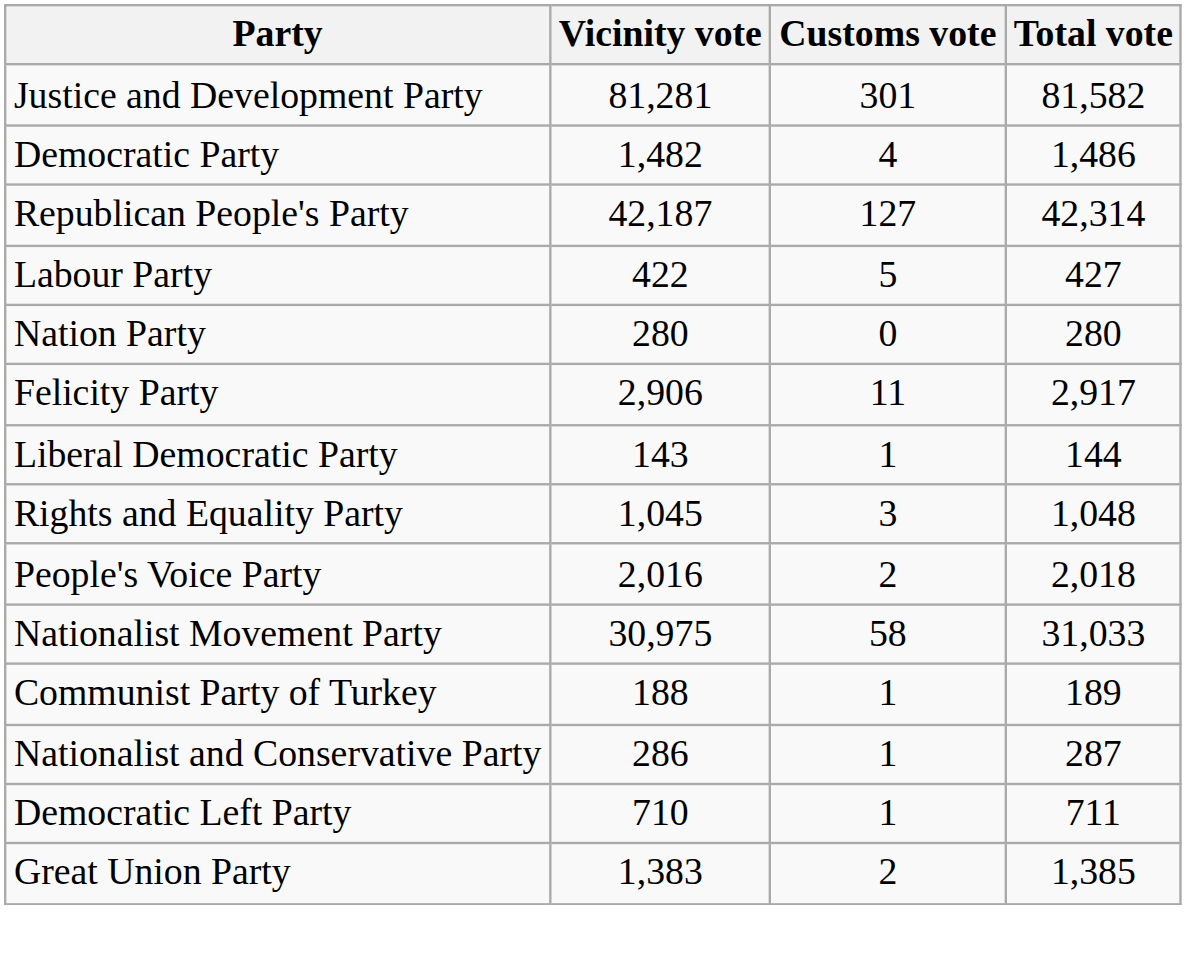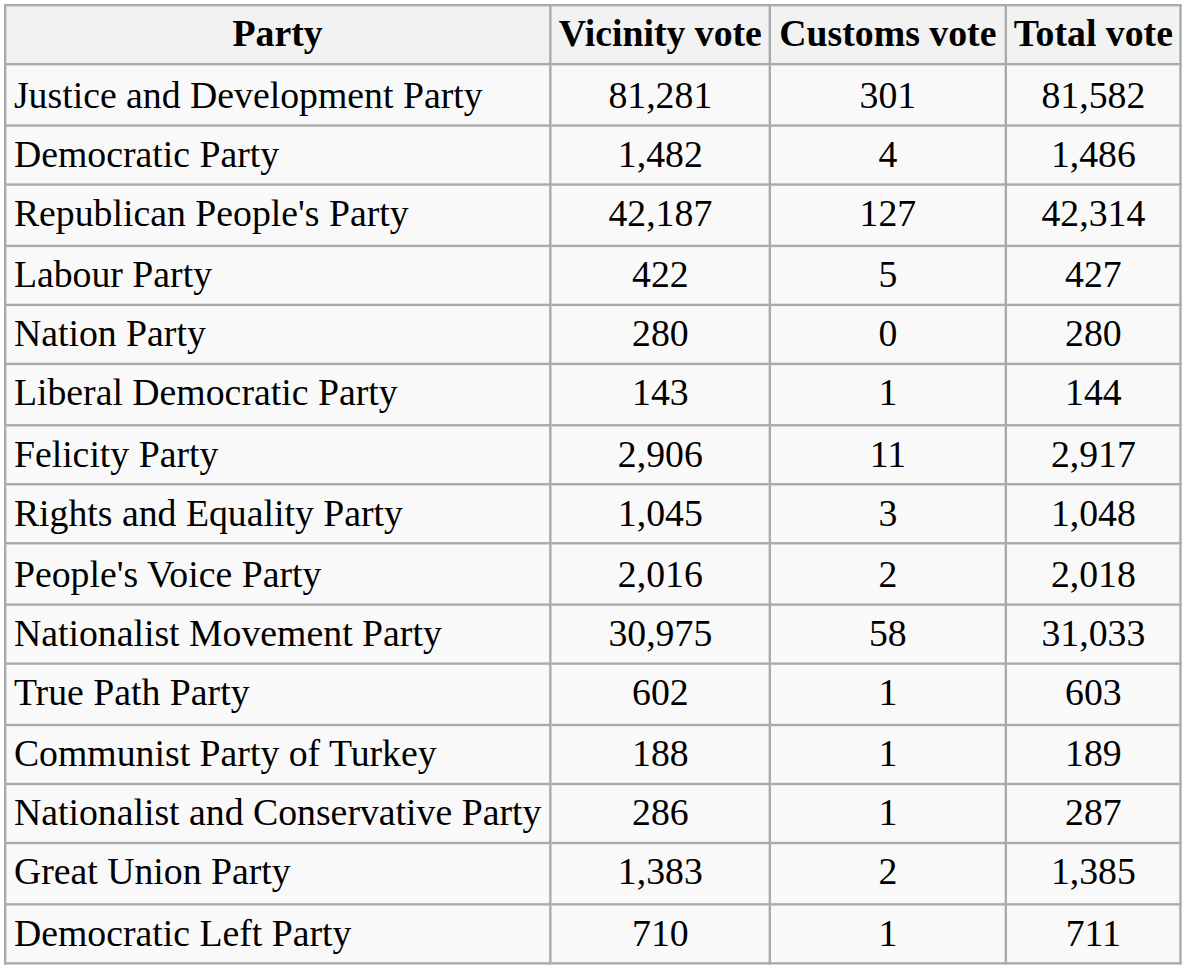rows swapped: (206, 453) <-> (116, 393)
+ row: (132, 693)
rows swapped: (152, 872) <-> (183, 812)
